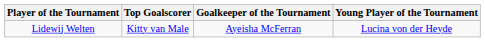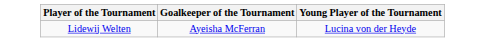- column: (158, 12)
